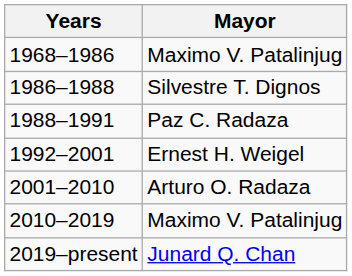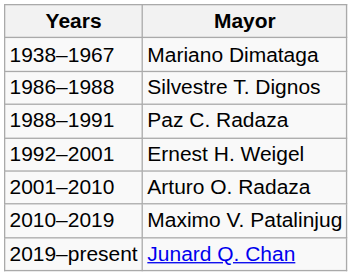+ row: (62, 54)
- row: (62, 54)
